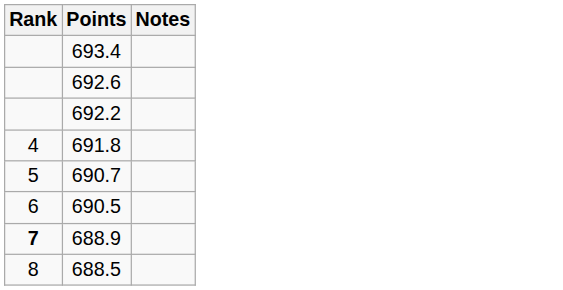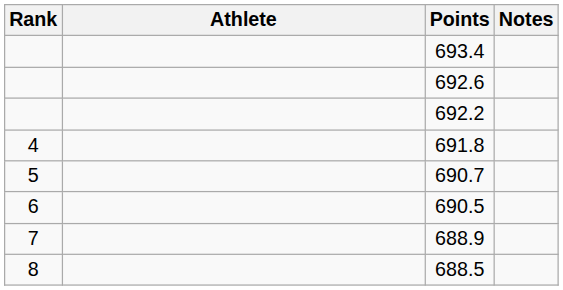+ column: (243, 20)
(33, 238) bold -> (33, 238) normal
